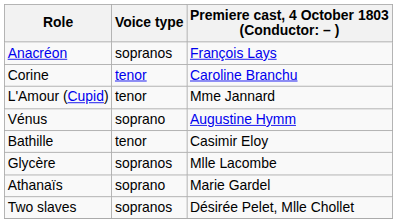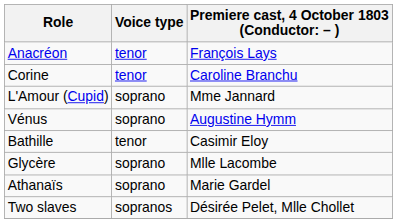(144, 53) sopranos -> (131, 53) tenor
(131, 97) tenor -> (140, 97) soprano
(144, 163) sopranos -> (140, 163) soprano
